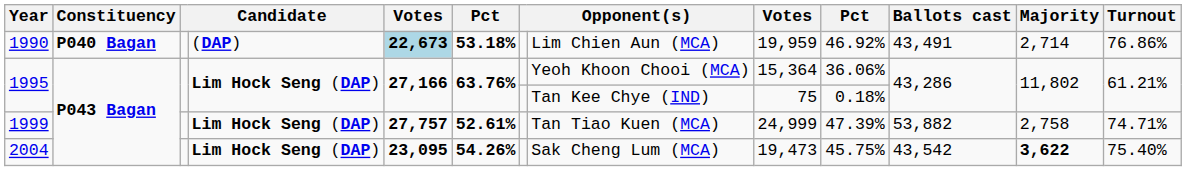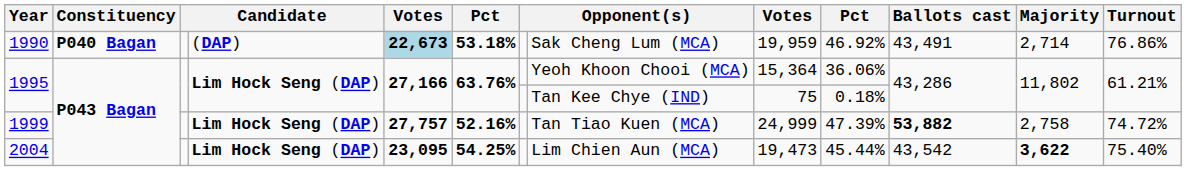(626, 45) Lim Chien Aun (MCA) -> (626, 45) Sak Cheng Lum (MCA)
(486, 125) 52.61% -> (486, 125) 52.16%
(922, 125) normal -> (922, 125) bold
(1137, 125) 74.71% -> (1137, 125) 74.72%
(486, 152) 54.26% -> (486, 152) 54.25%
(626, 152) Sak Cheng Lum (MCA) -> (626, 152) Lim Chien Aun (MCA)
(855, 152) 45.75% -> (855, 152) 45.44%
